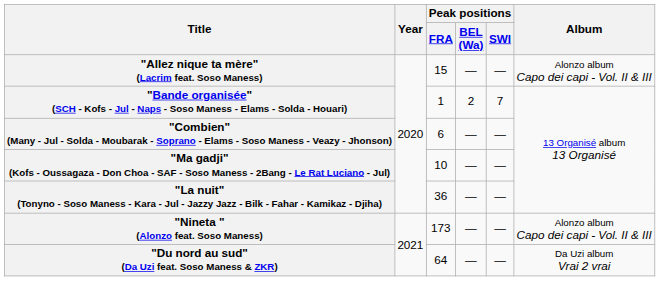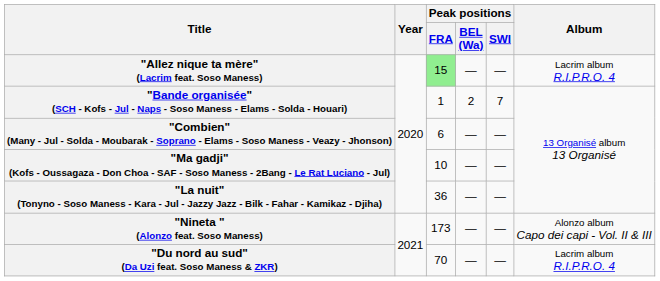(441, 70) no background -> (441, 70) lightgreen background
(584, 71) Alonzo album Capo dei capi - Vol. II & III -> (584, 71) Lacrim album R.I.P.R.O. 4
(441, 260) 64 -> (441, 260) 70
(584, 261) Da Uzi album Vrai 2 vrai -> (584, 261) Lacrim album R.I.P.R.O. 4
